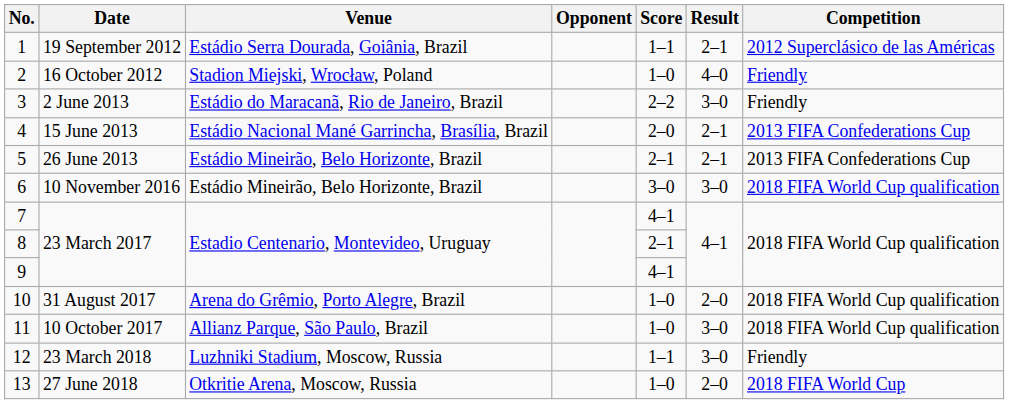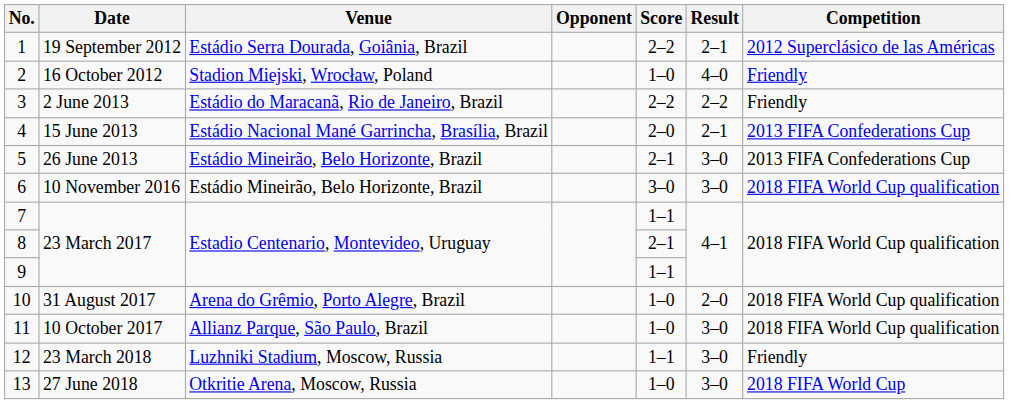(661, 46) 1–1 -> (661, 46) 2–2
(715, 103) 3–0 -> (715, 103) 2–2
(715, 159) 2–1 -> (715, 159) 3–0
(661, 215) 4–1 -> (661, 215) 1–1
(661, 272) 4–1 -> (661, 272) 1–1
(715, 384) 2–0 -> (715, 384) 3–0
